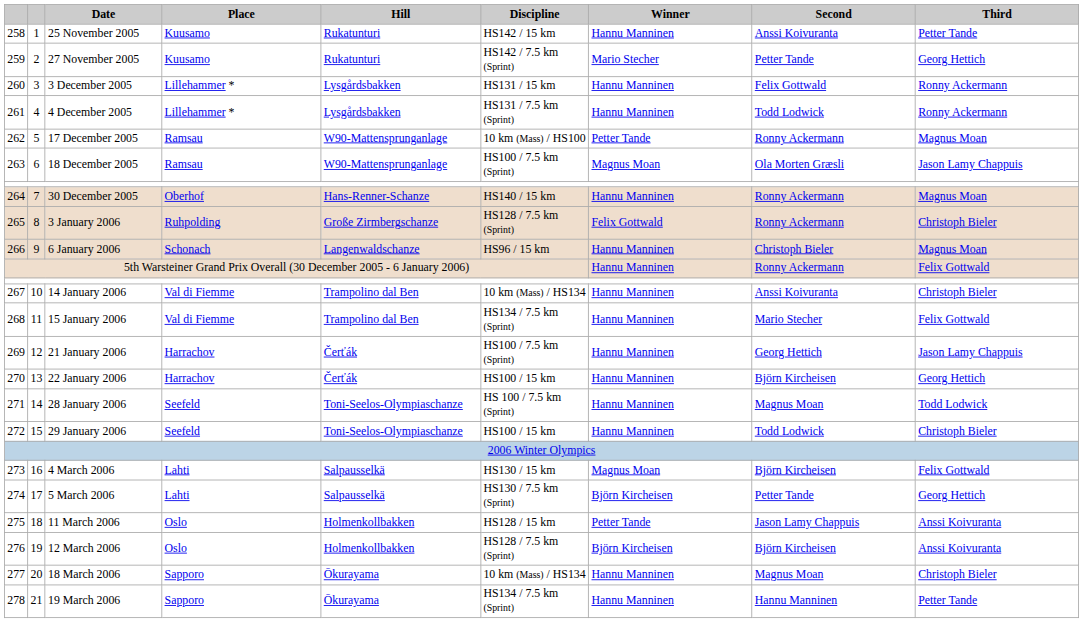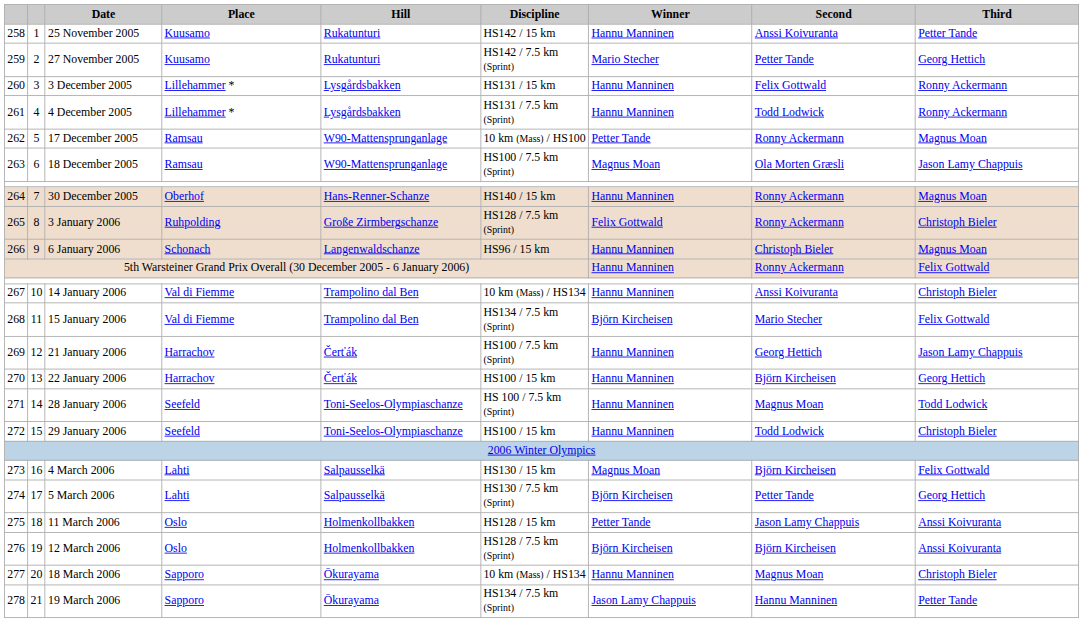(633, 319) Hannu Manninen -> (632, 319) Björn Kircheisen
(633, 600) Hannu Manninen -> (644, 600) Jason Lamy Chappuis
